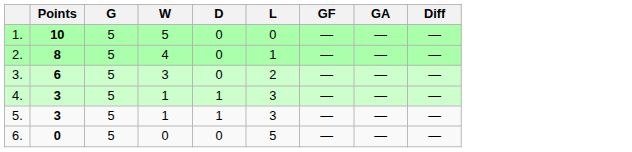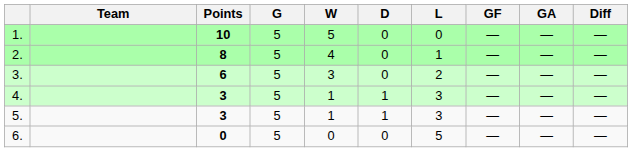+ column: (113, 14)
